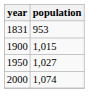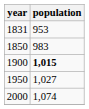+ row: (17, 46)
(45, 46) normal -> (45, 63) bold
